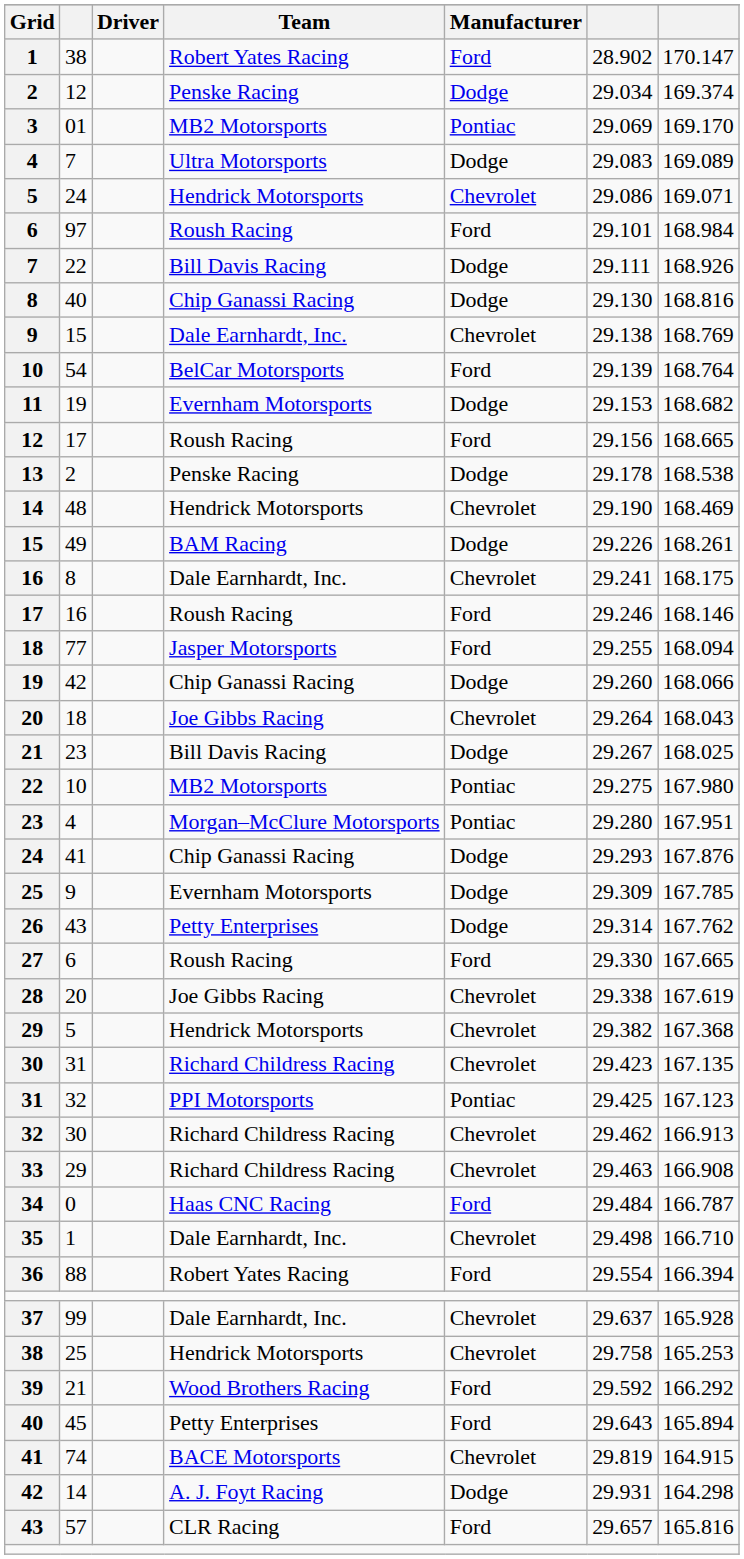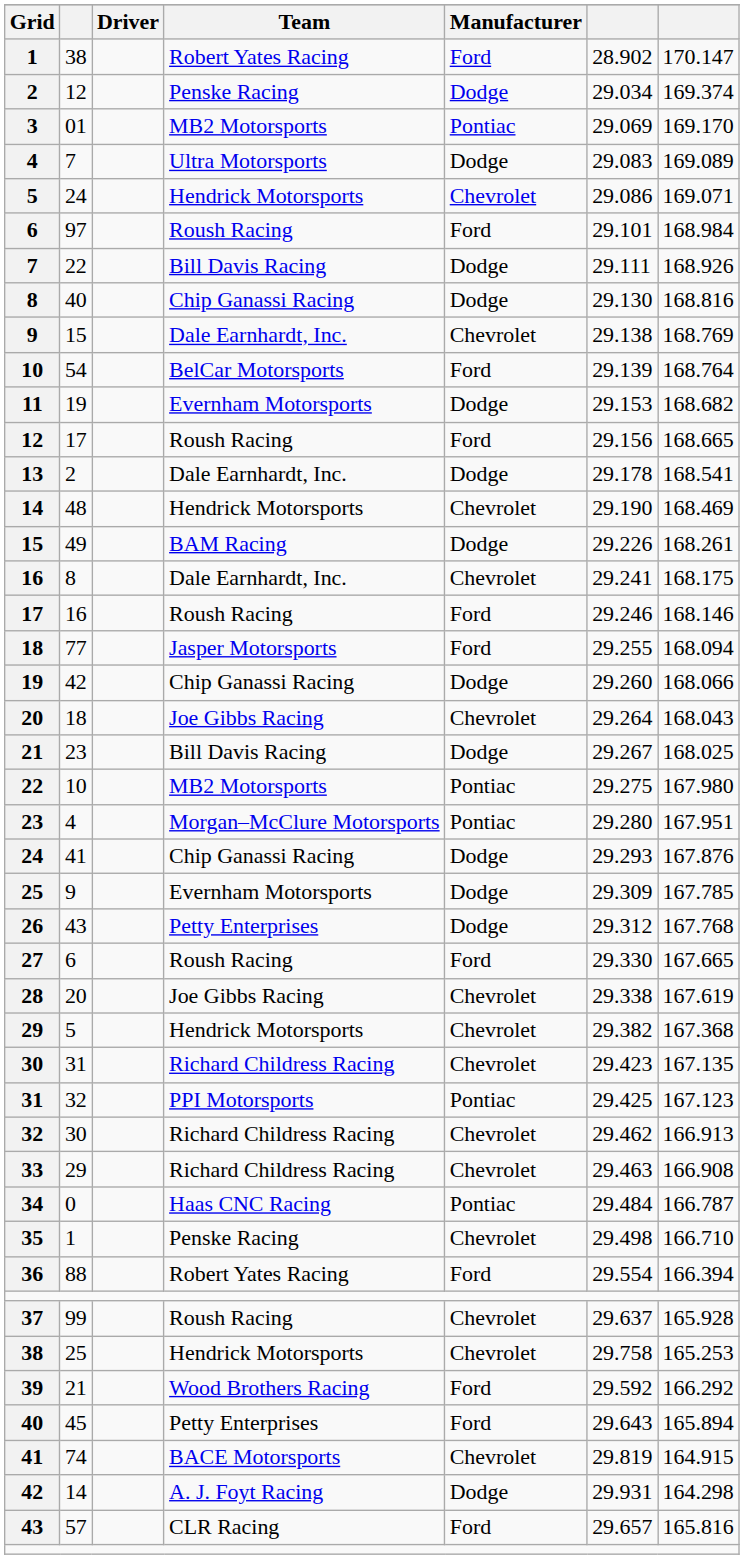(234, 473) Penske Racing -> (258, 473) Dale Earnhardt, Inc.
(698, 473) 168.538 -> (698, 473) 168.541
(622, 925) 29.314 -> (622, 925) 29.312
(698, 925) 167.762 -> (698, 925) 167.768
(470, 1203) Ford -> (483, 1203) Pontiac
(258, 1238) Dale Earnhardt, Inc. -> (234, 1238) Penske Racing
(258, 1318) Dale Earnhardt, Inc. -> (231, 1318) Roush Racing
